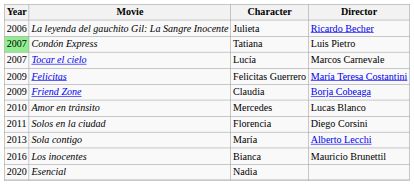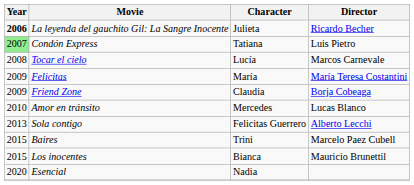(17, 28) normal -> (17, 28) bold
(17, 60) 2007 -> (17, 60) 2008
(270, 76) Felicitas Guerrero -> (245, 76) María
- row: (69, 124)
(245, 140) María -> (270, 124) Felicitas Guerrero
+ row: (44, 140)
(17, 156) 2016 -> (17, 156) 2015
